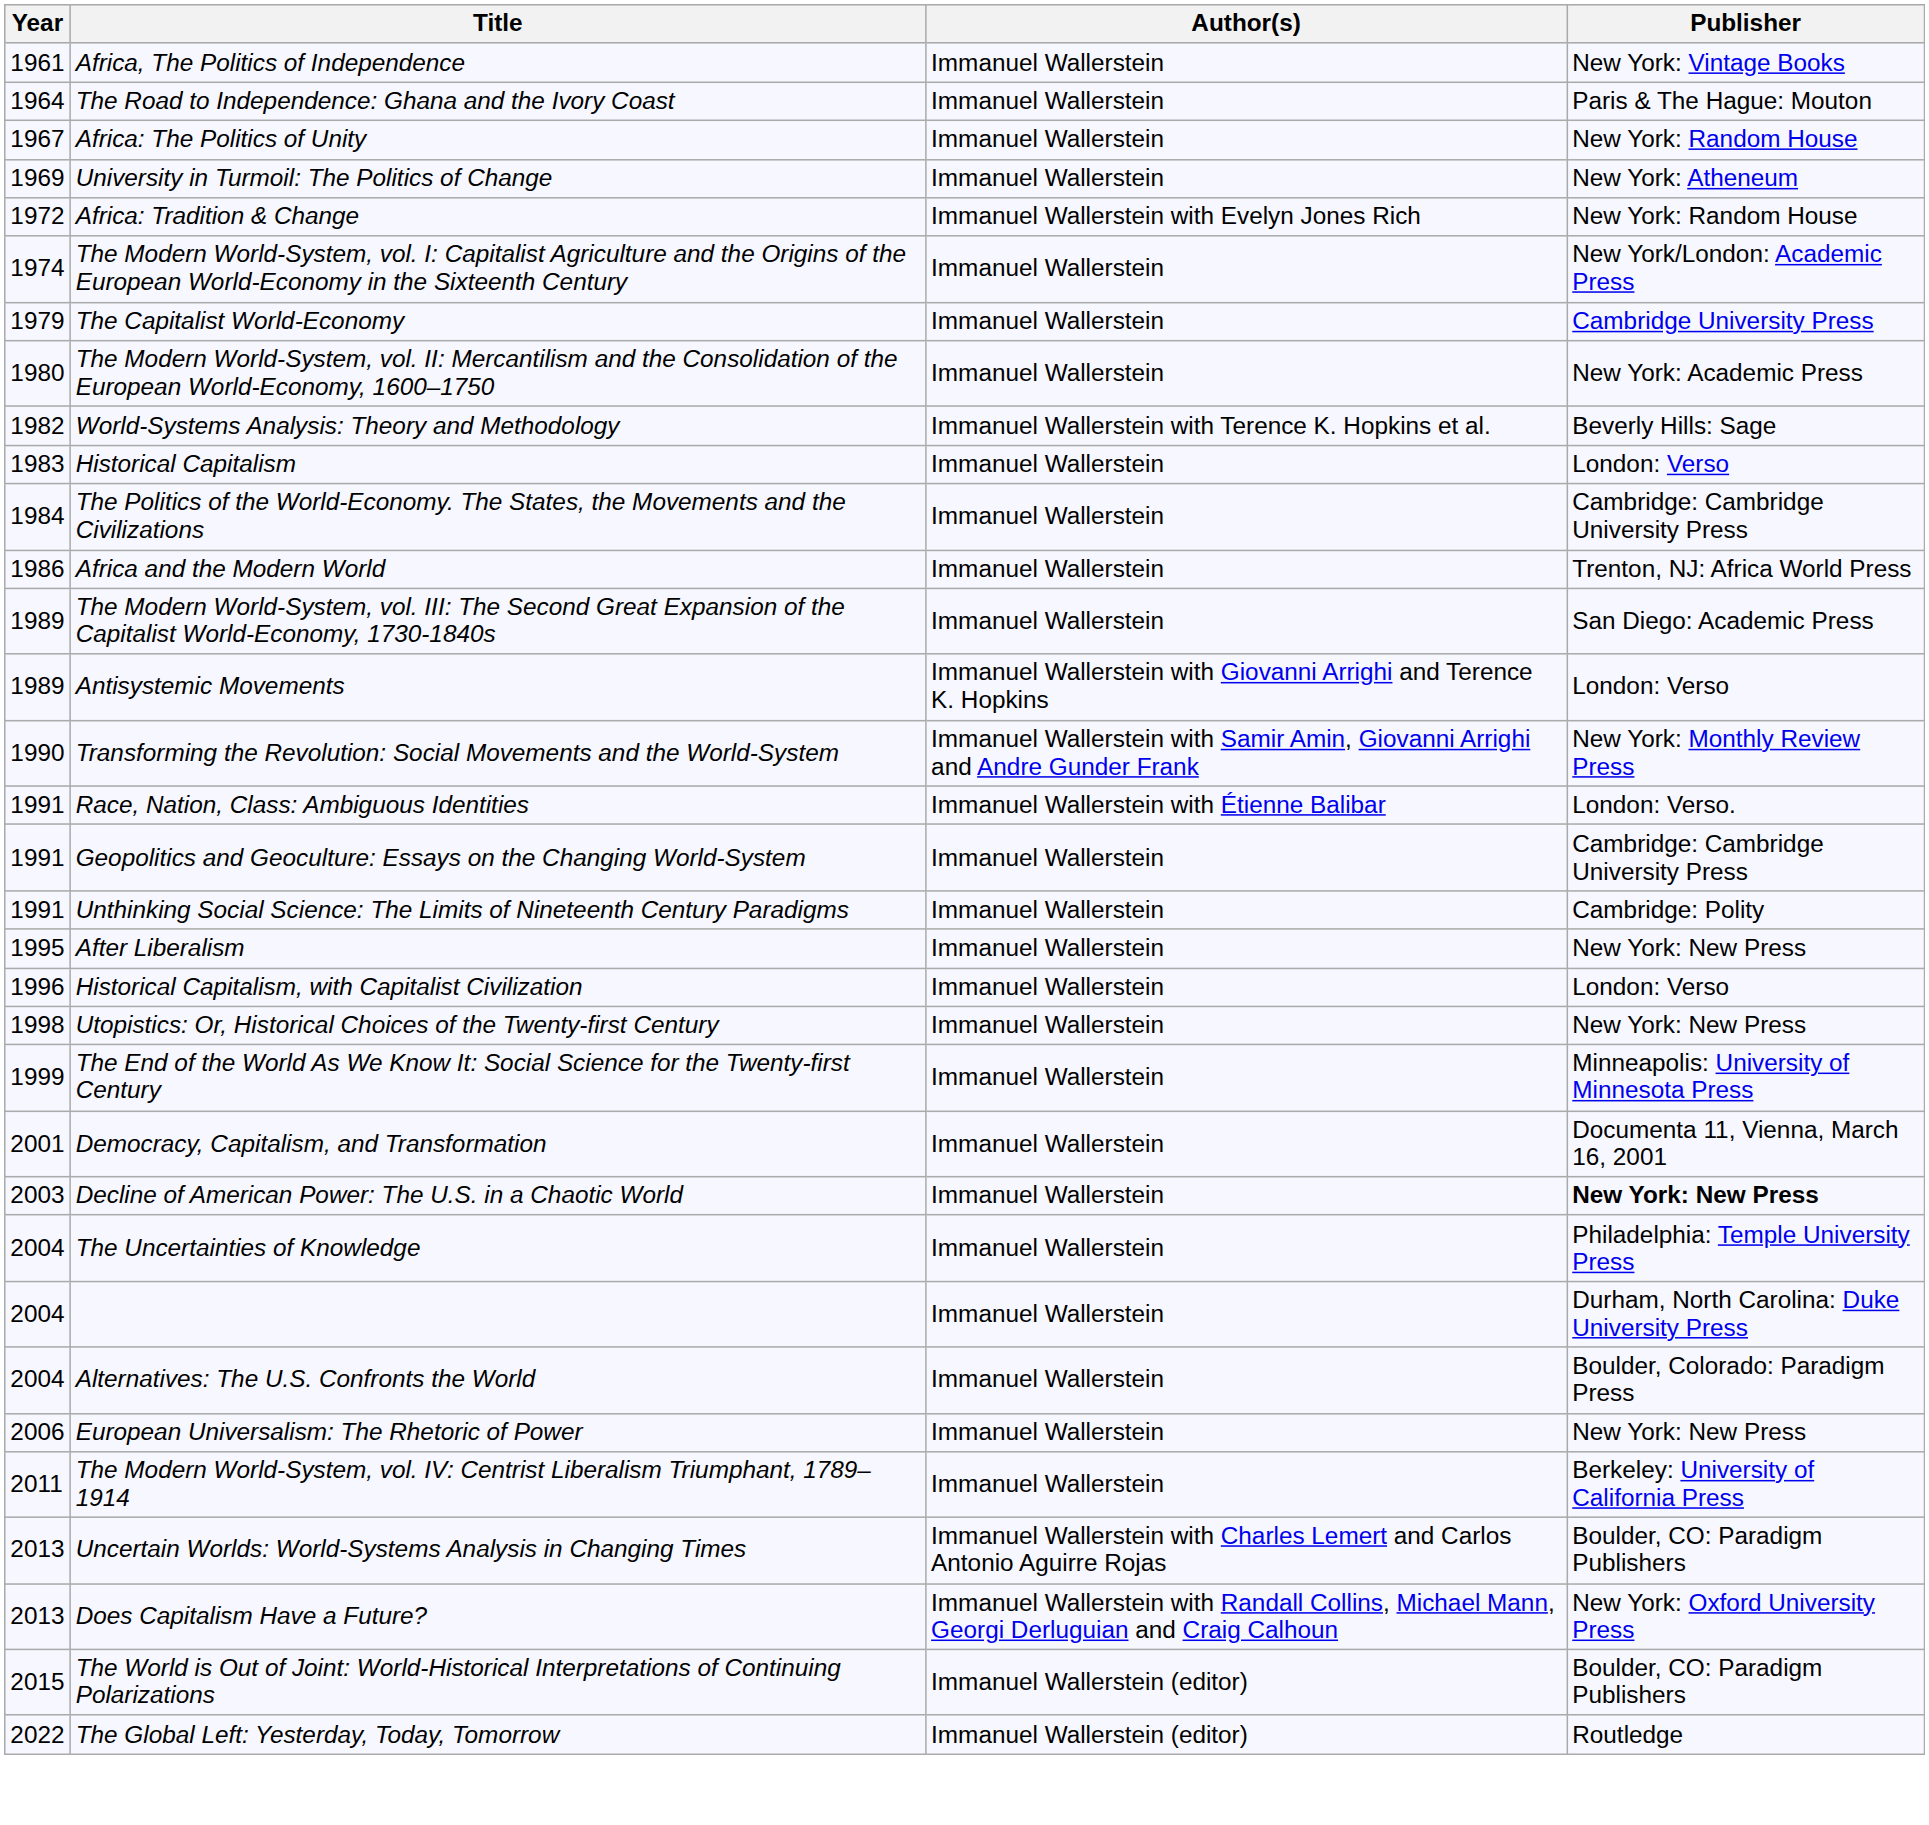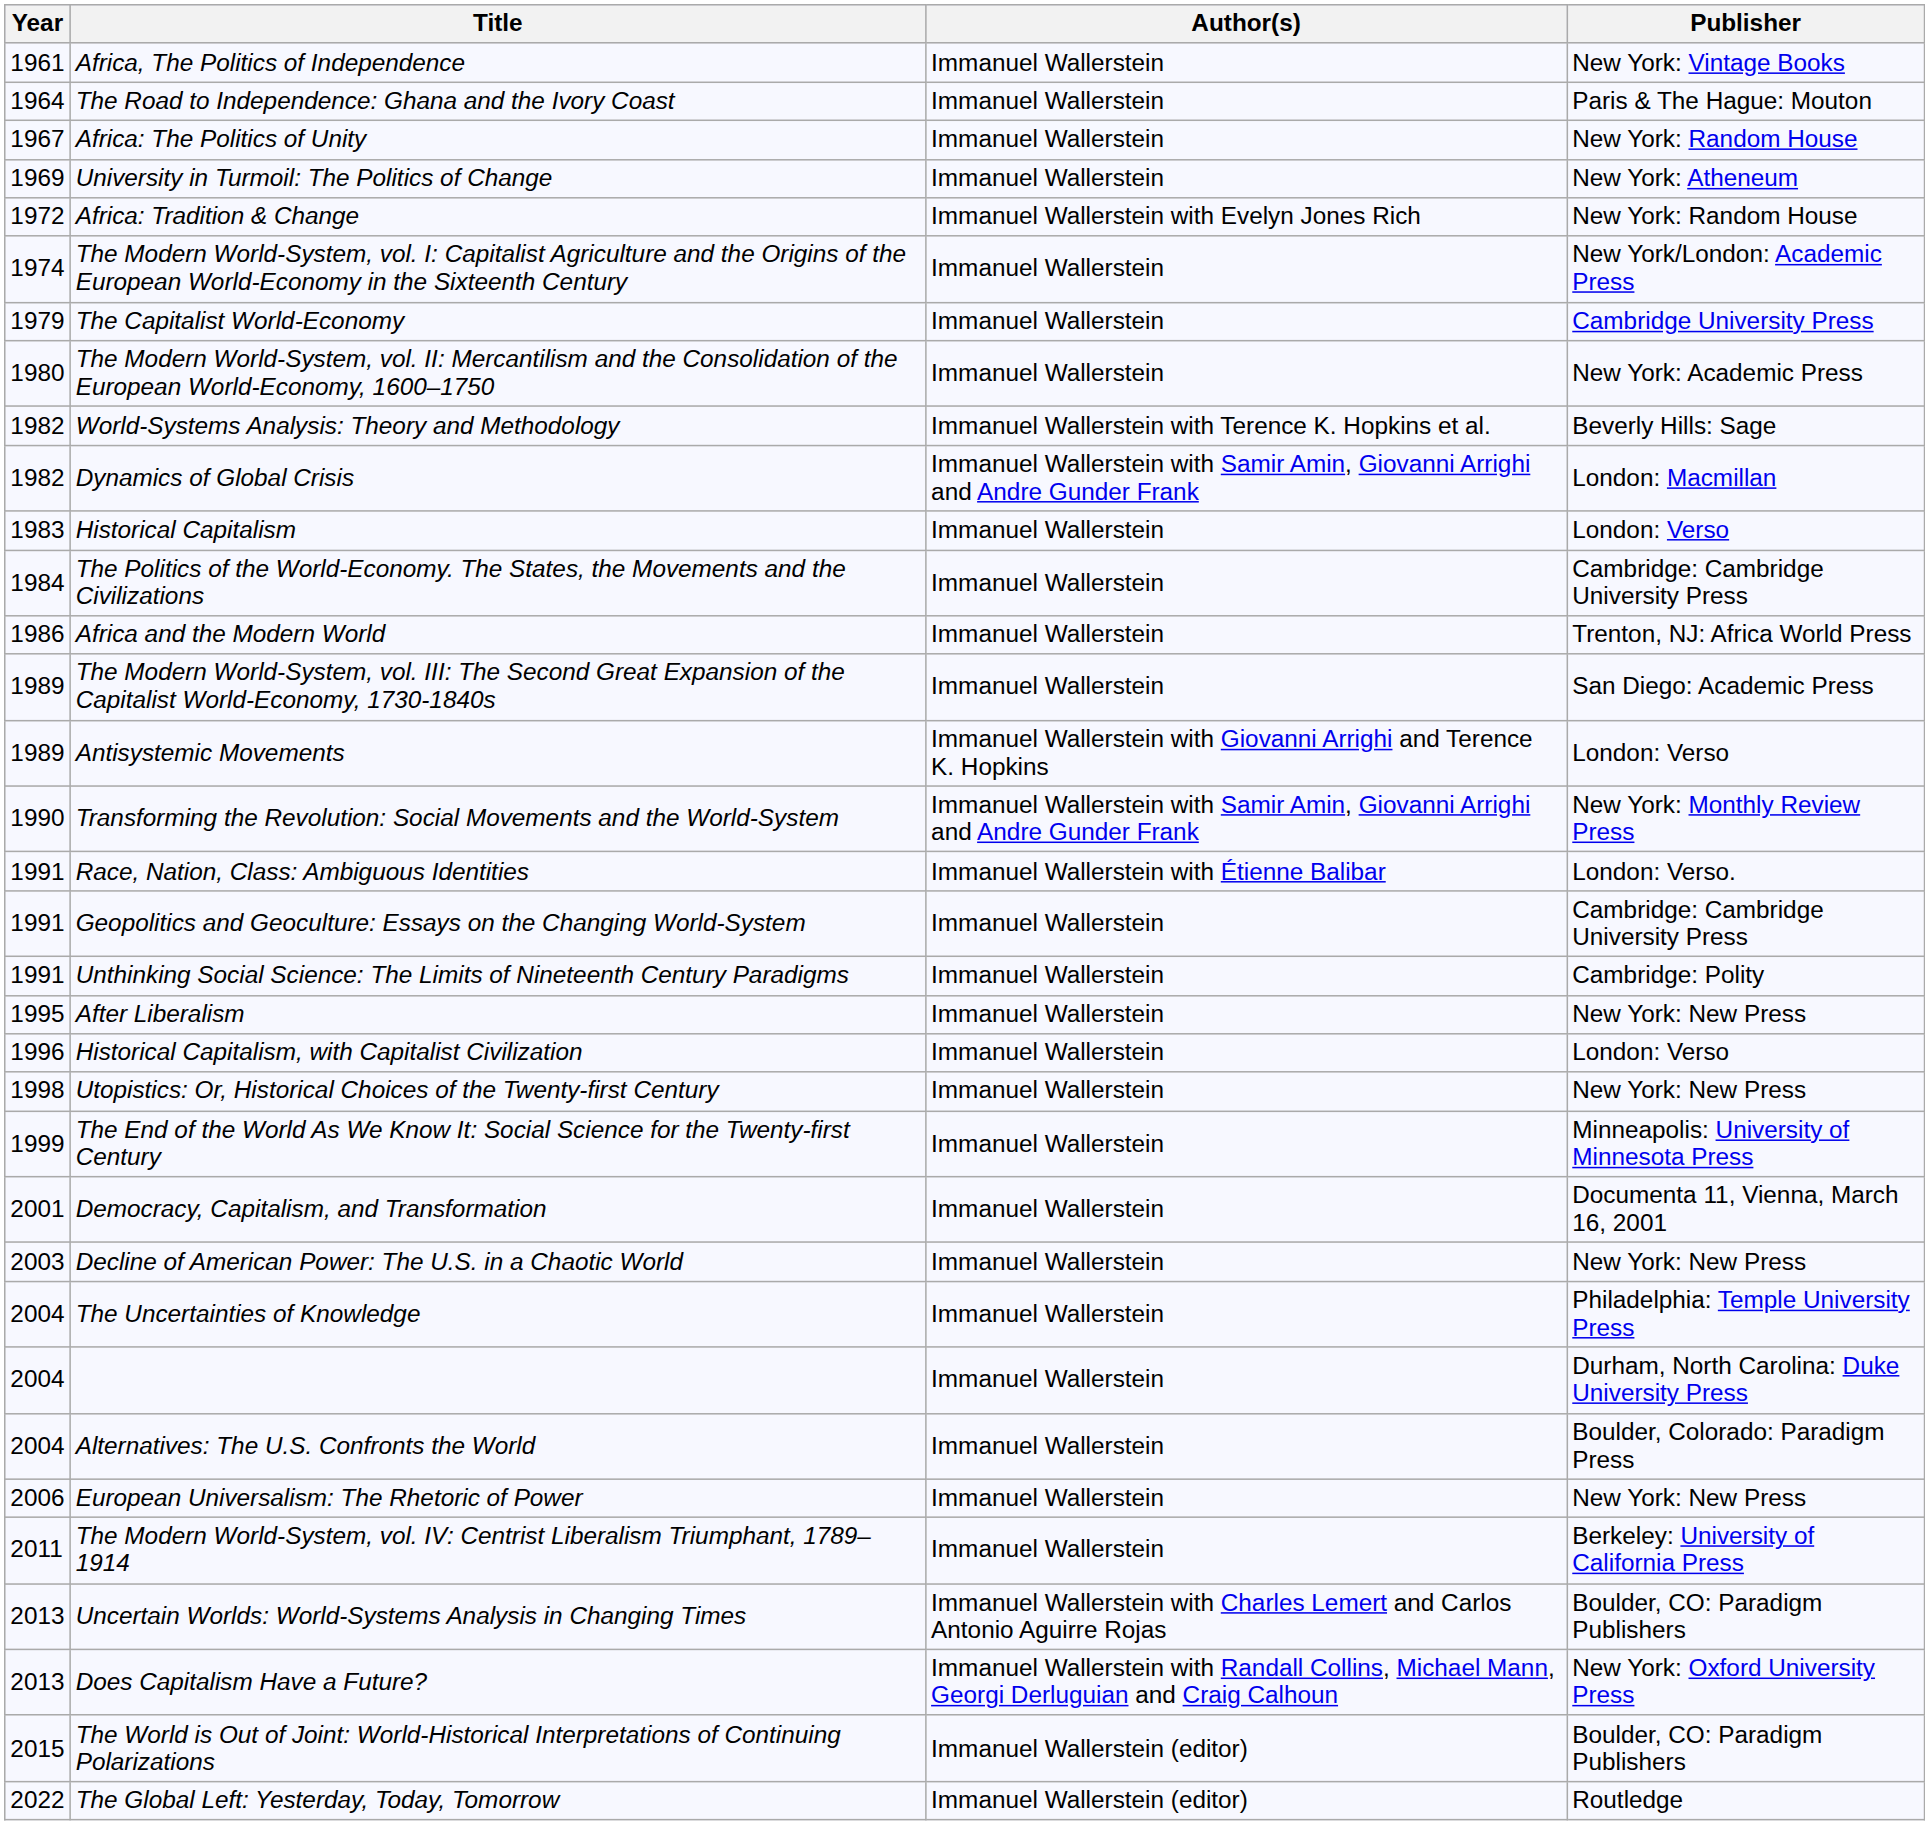+ row: (215, 477)
(1695, 1195) bold -> (1689, 1261) normal
